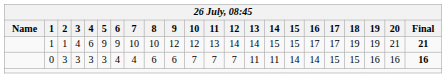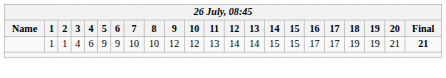- row: (52, 60)
